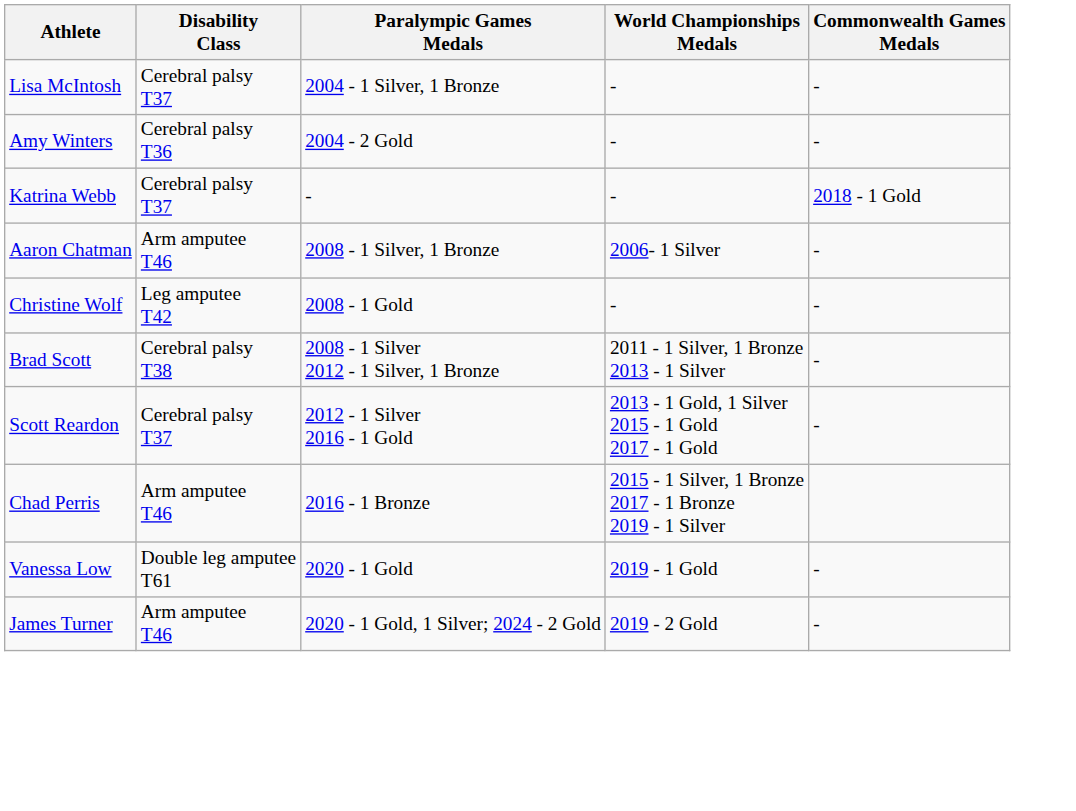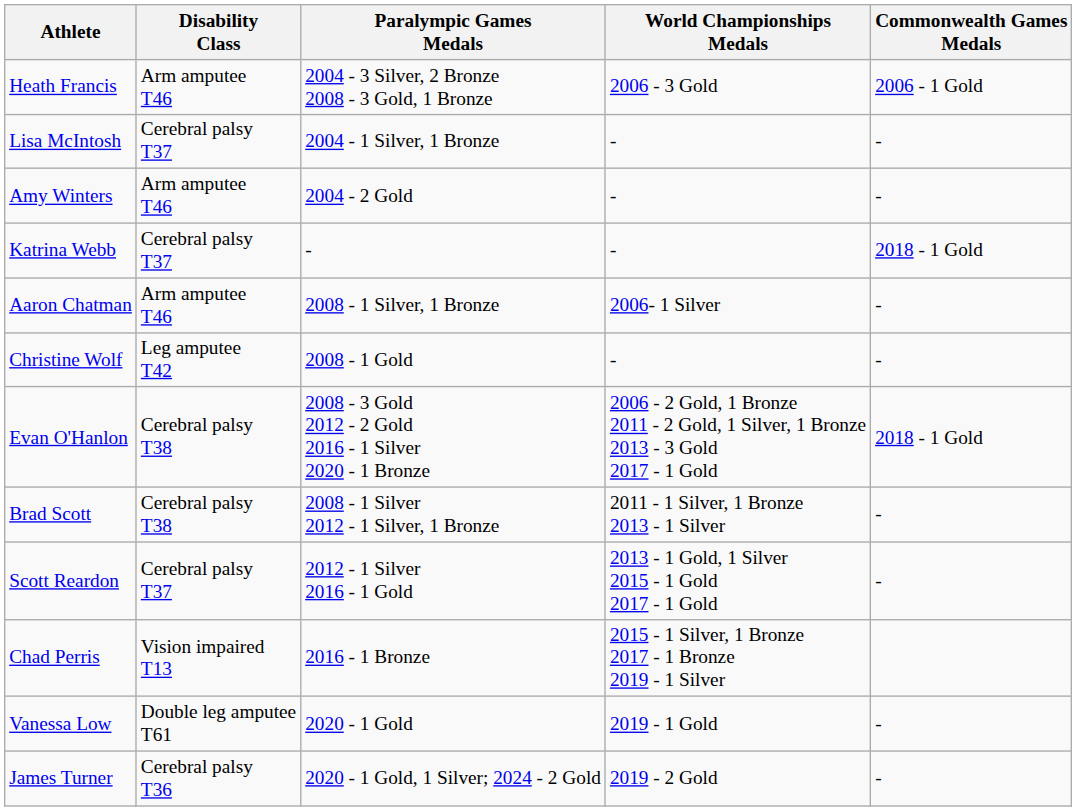+ row: (63, 86)
(197, 141) Cerebral palsy T36 -> (194, 196) Arm amputee T46
+ row: (68, 437)
(194, 503) Arm amputee T46 -> (203, 657) Vision impaired T13
(194, 623) Arm amputee T46 -> (197, 778) Cerebral palsy T36
